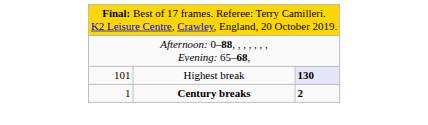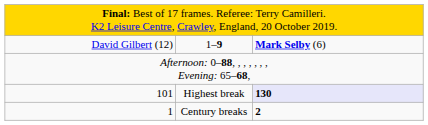+ row: (132, 44)
(214, 93) bold -> (214, 111) normal
